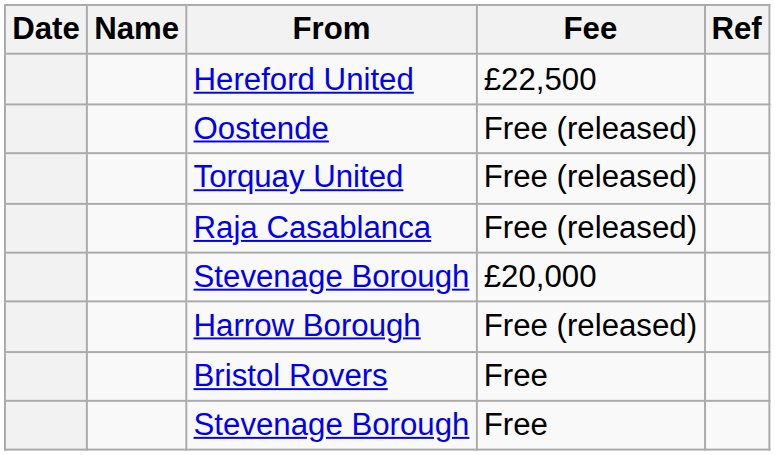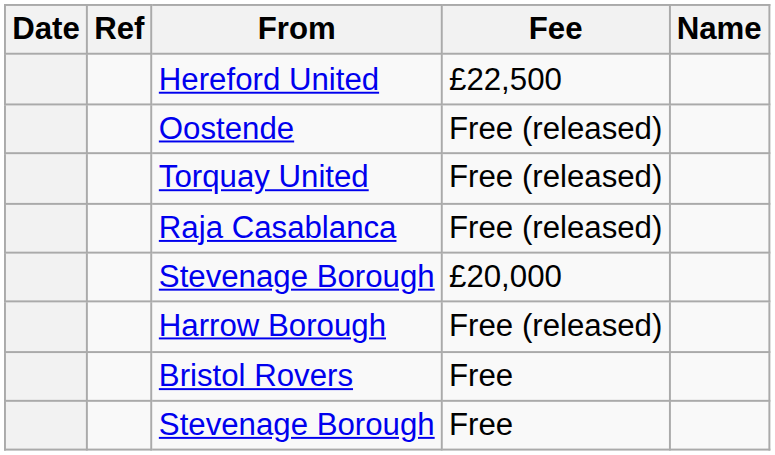columns swapped: (137, 29) <-> (737, 29)
